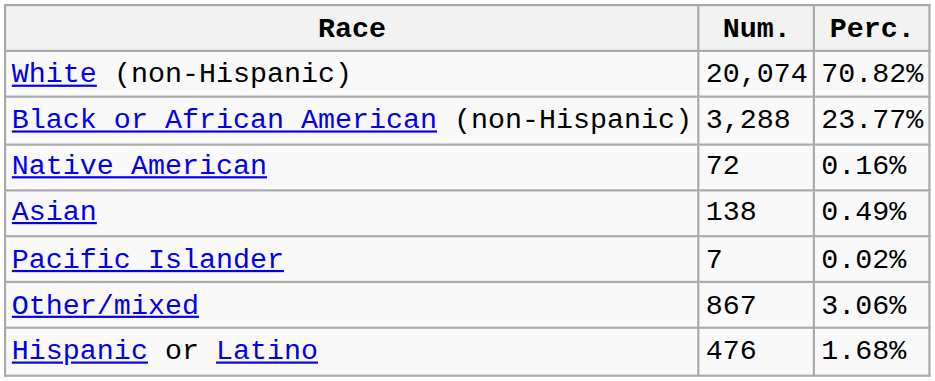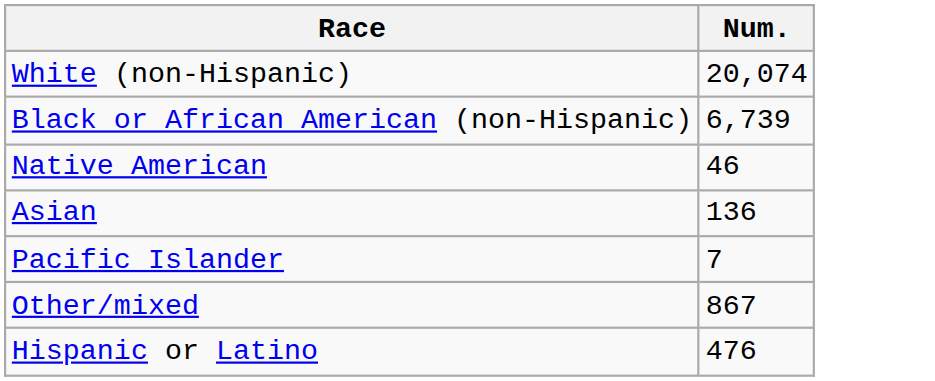- column: (872, 28)
(748, 121) 3,288 -> (748, 121) 6,739
(723, 167) 72 -> (723, 167) 46
(731, 213) 138 -> (731, 213) 136
